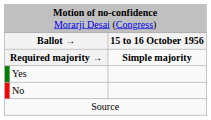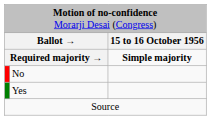rows swapped: (19, 74) <-> (18, 91)
